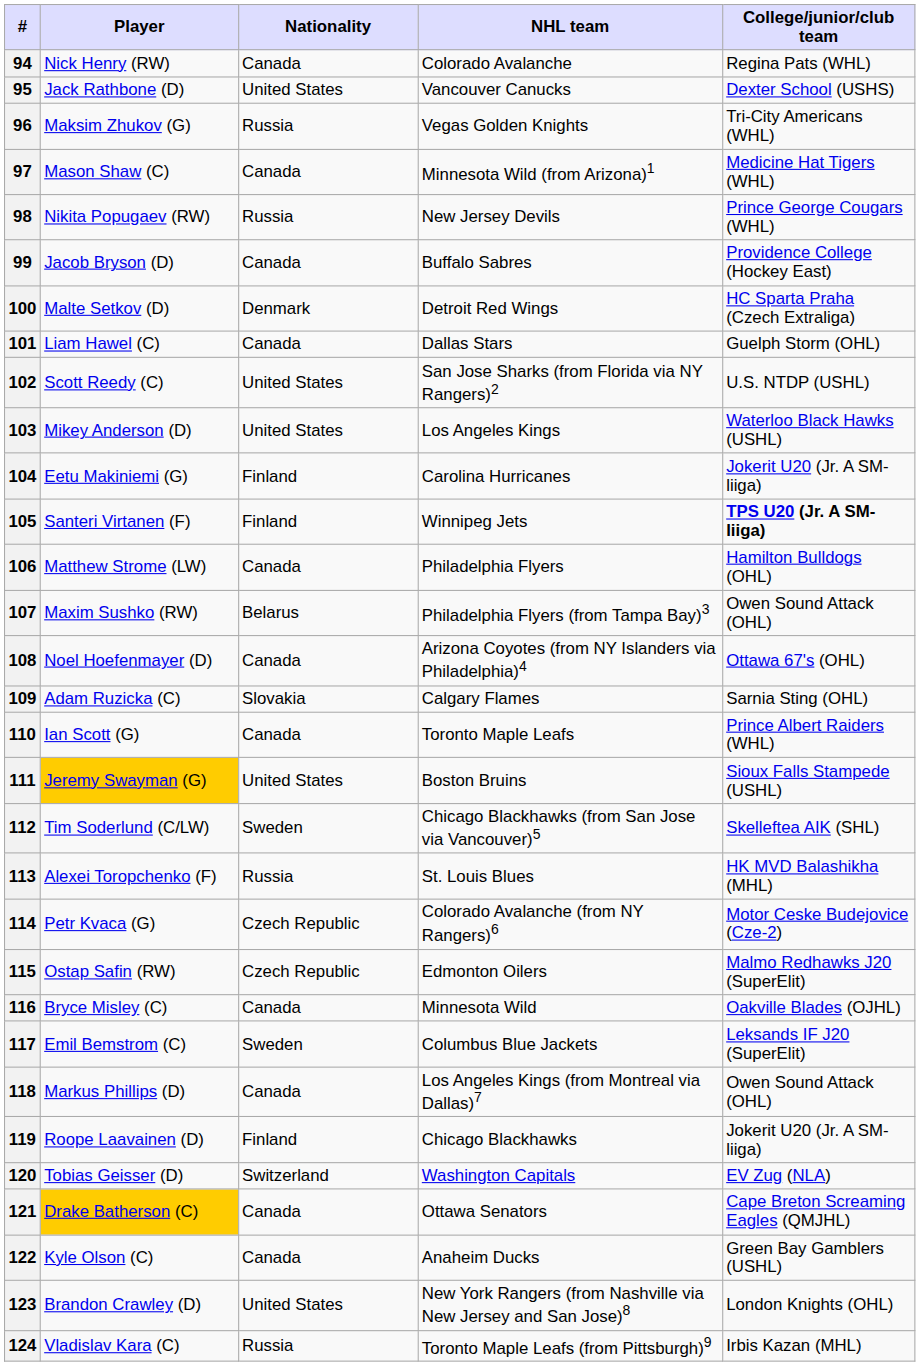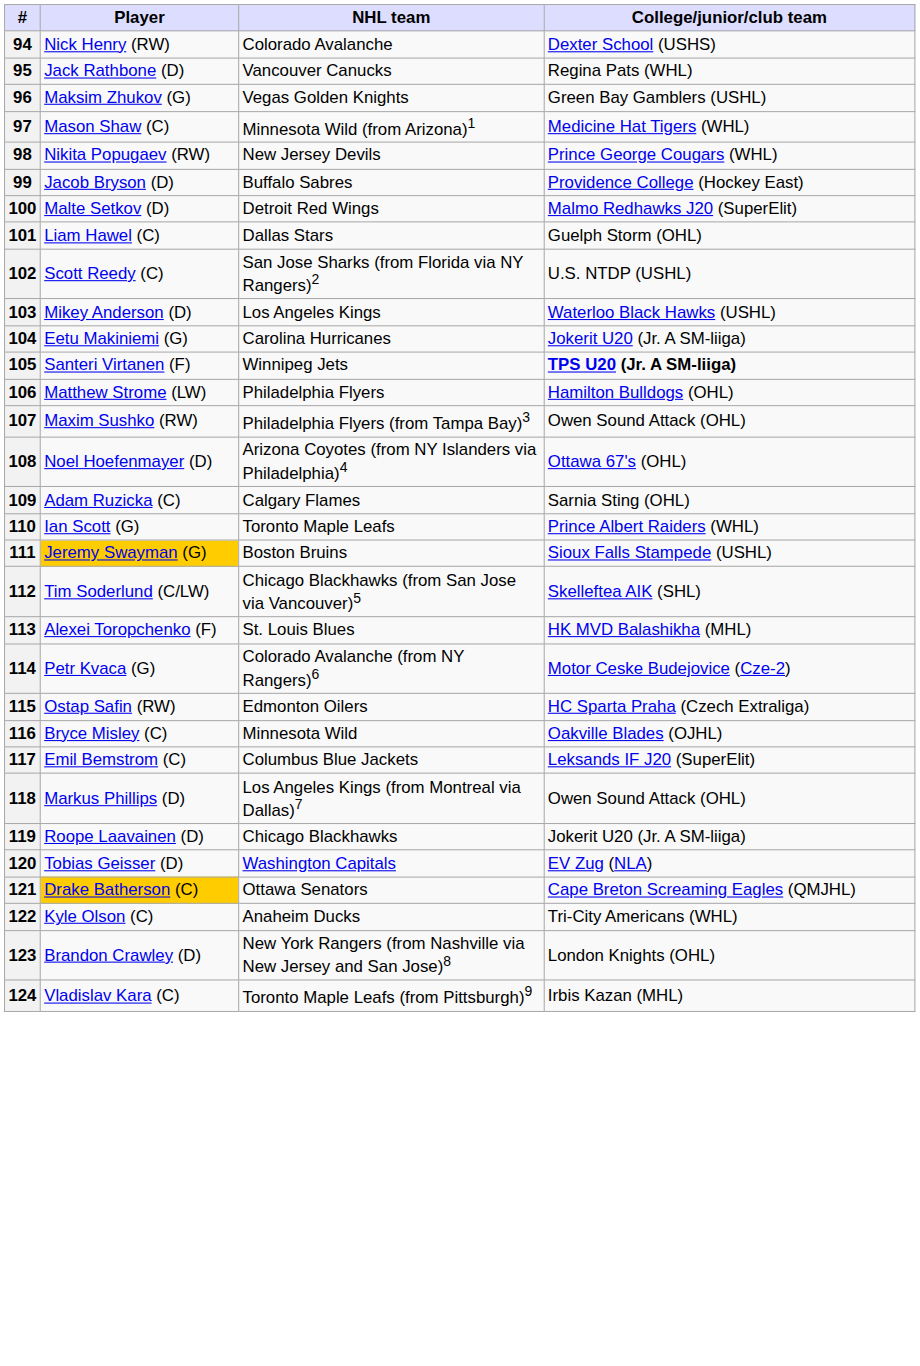- column: (328, 27)
(799, 63) Regina Pats (WHL) -> (632, 44) Dexter School (USHS)
(810, 90) Dexter School (USHS) -> (620, 71) Regina Pats (WHL)
(794, 126) Tri-City Americans (WHL) -> (657, 97) Green Bay Gamblers (USHL)
(791, 308) HC Sparta Praha (Czech Extraliga) -> (672, 208) Malmo Redhawks J20 (SuperElit)
(809, 971) Malmo Redhawks J20 (SuperElit) -> (679, 706) HC Sparta Praha (Czech Extraliga)
(805, 1257) Green Bay Gamblers (USHL) -> (643, 916) Tri-City Americans (WHL)
